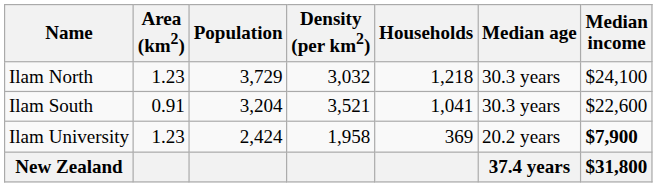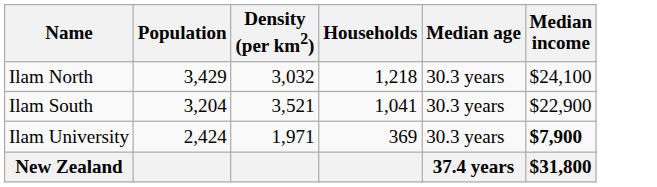- column: (161, 32)
(261, 76) 3,729 -> (205, 76) 3,429
(616, 106) $22,600 -> (561, 106) $22,900
(349, 136) 1,958 -> (293, 136) 1,971
(521, 136) 20.2 years -> (465, 136) 30.3 years
